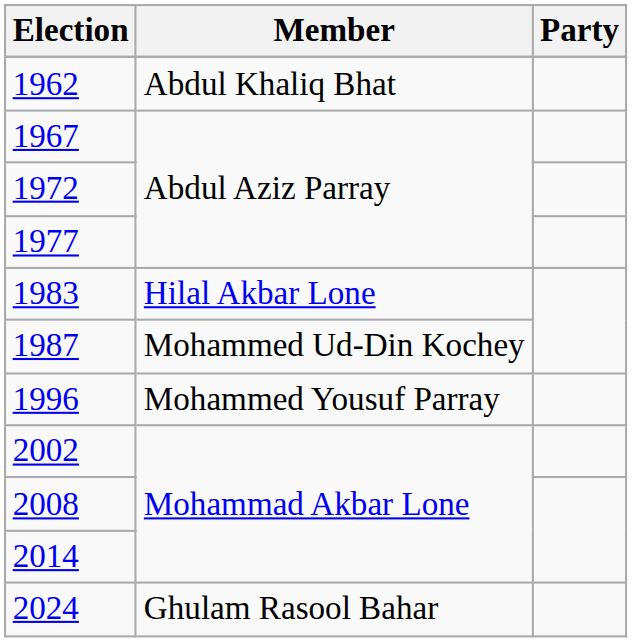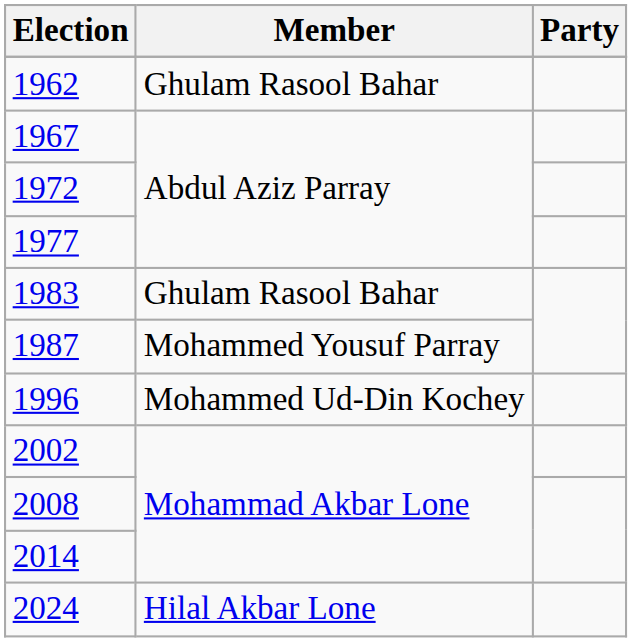(270, 83) Abdul Khaliq Bhat -> (291, 83) Ghulam Rasool Bahar
(260, 293) Hilal Akbar Lone -> (291, 293) Ghulam Rasool Bahar
(334, 345) Mohammed Ud-Din Kochey -> (322, 345) Mohammed Yousuf Parray
(322, 398) Mohammed Yousuf Parray -> (334, 398) Mohammed Ud-Din Kochey
(291, 608) Ghulam Rasool Bahar -> (260, 608) Hilal Akbar Lone
